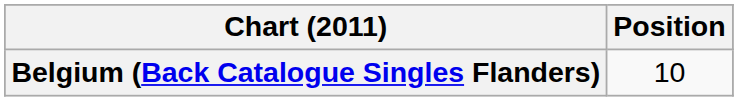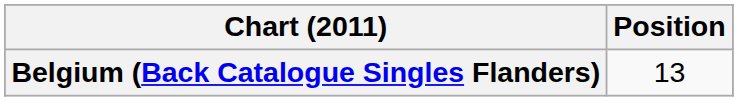(669, 72) 10 -> (669, 72) 13
